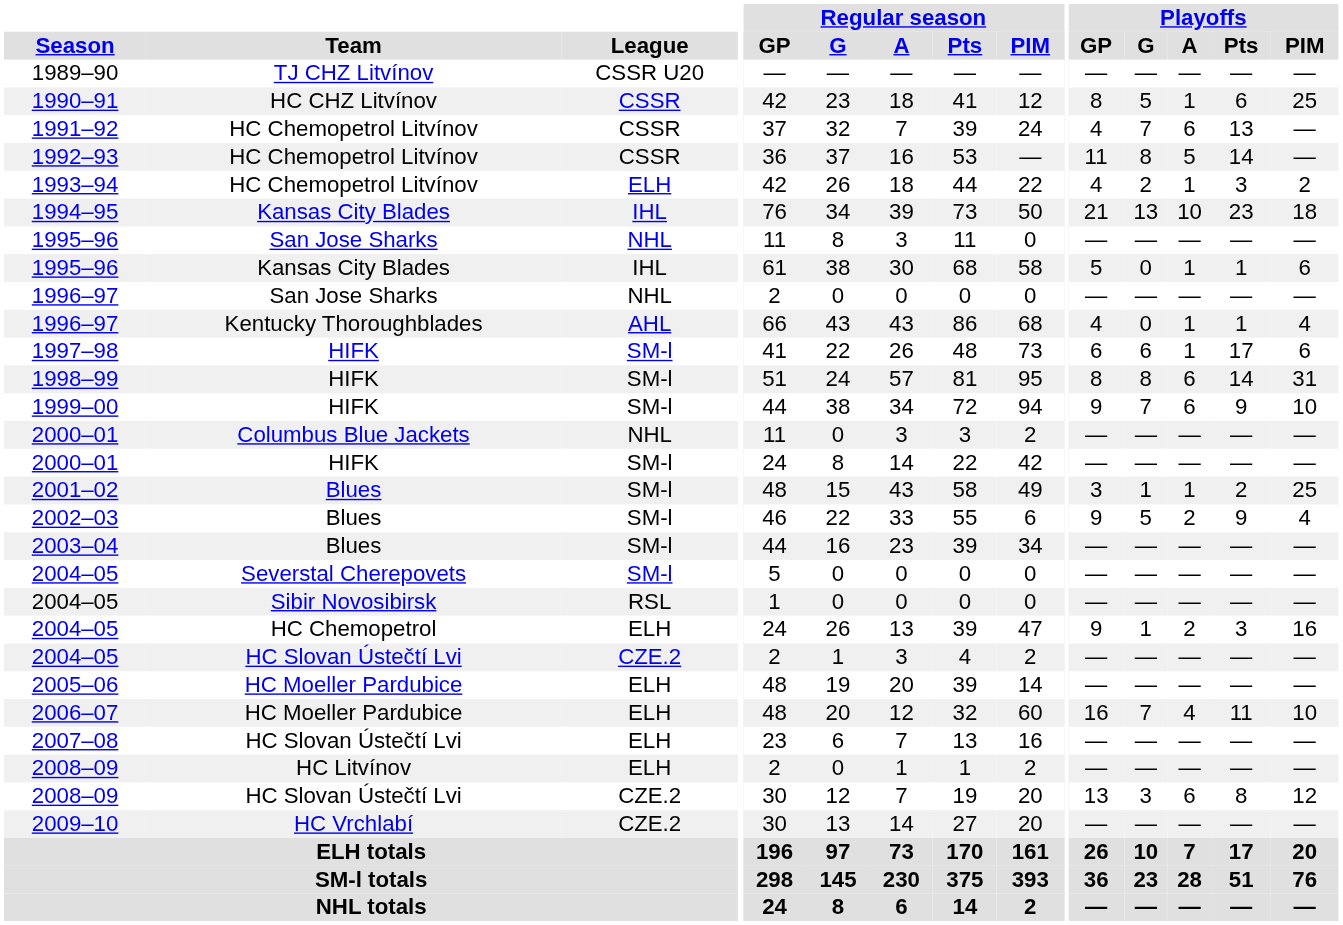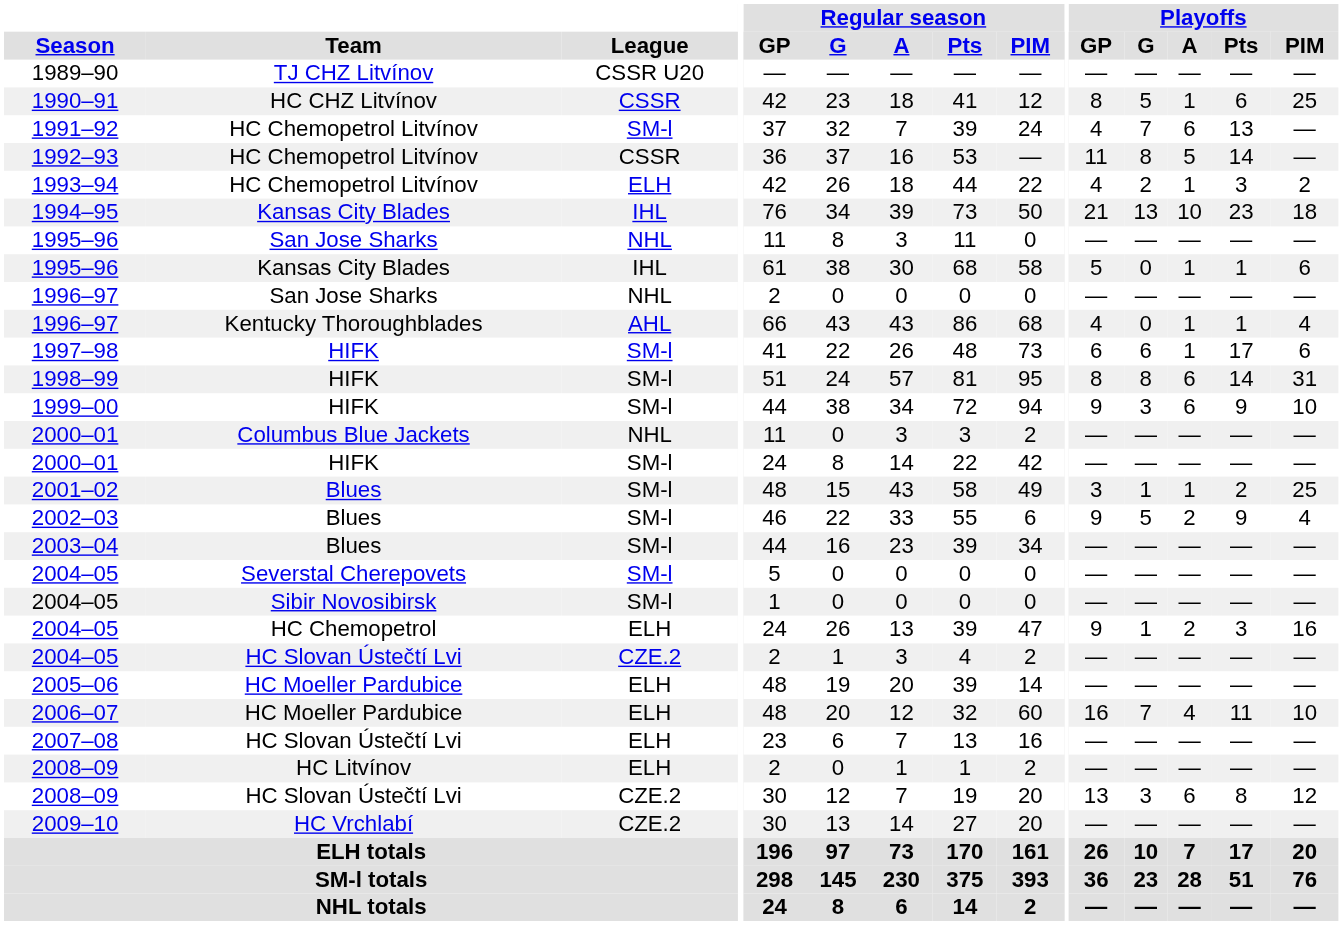(650, 128) CSSR -> (650, 128) SM-l
(1146, 406) 7 -> (1146, 406) 3
(650, 601) RSL -> (650, 601) SM-l
